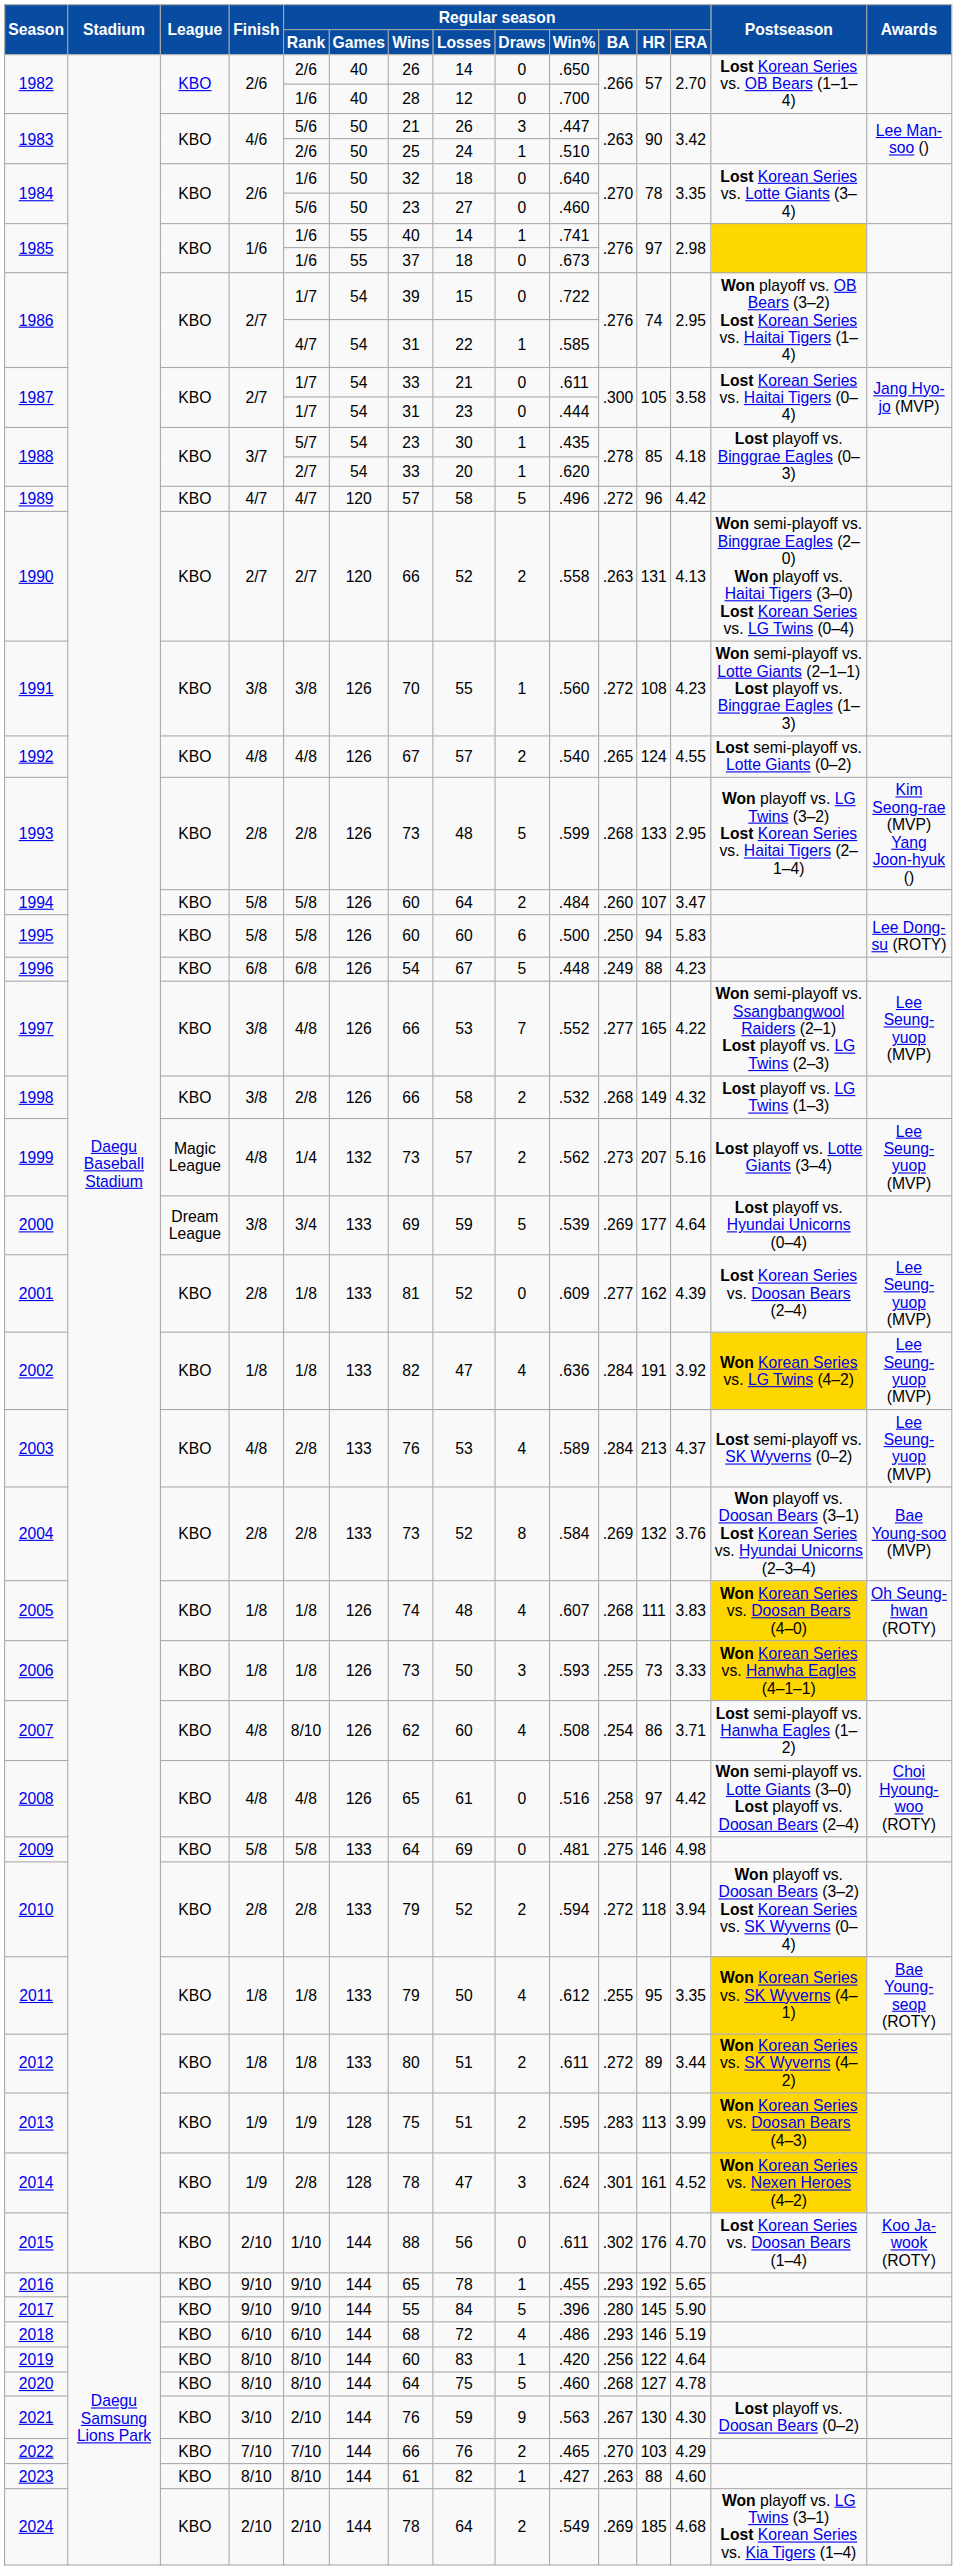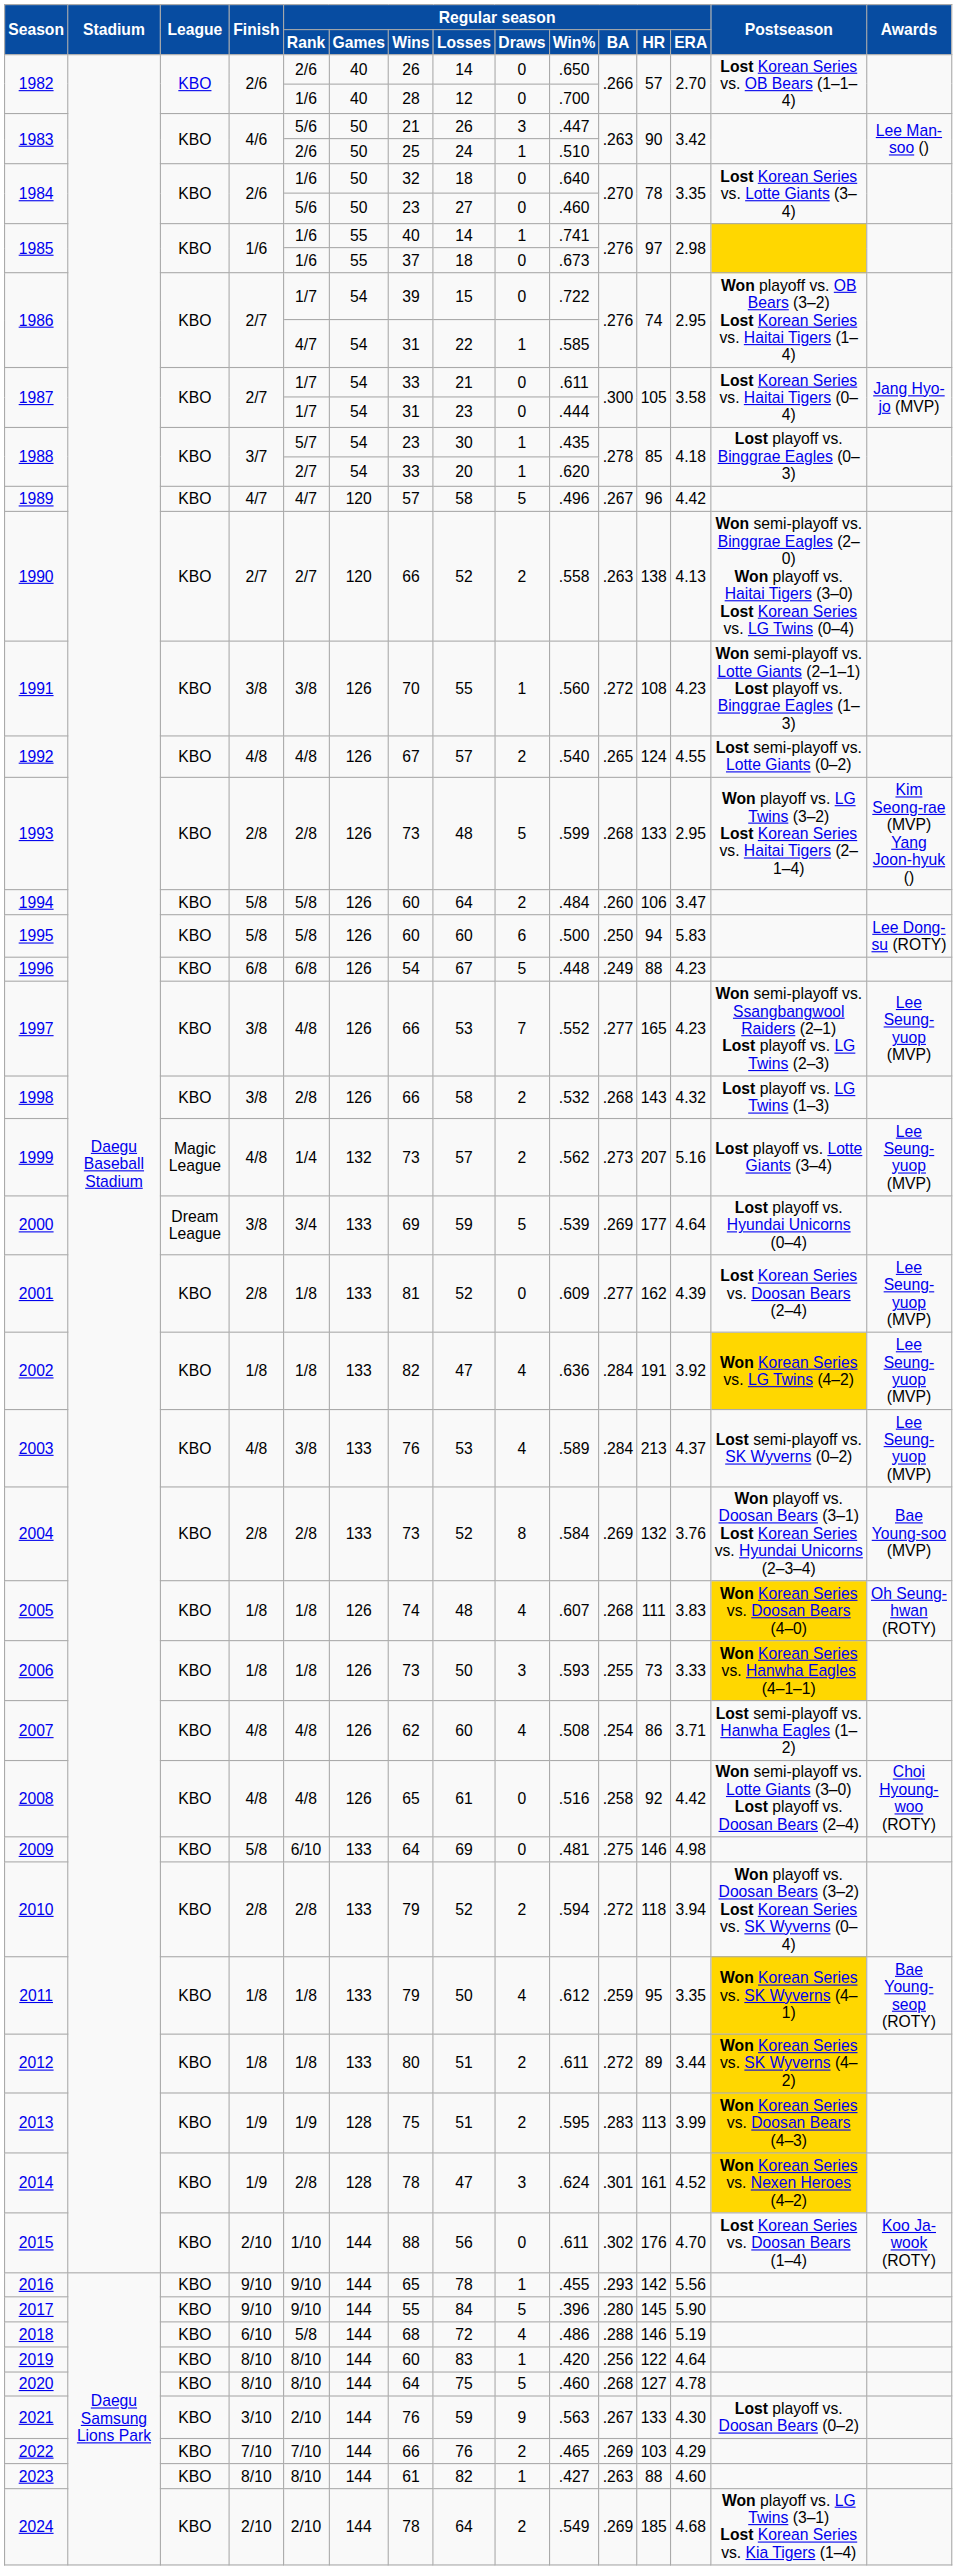(618, 499) .272 -> (618, 499) .267
(654, 577) 131 -> (654, 577) 138
(654, 902) 107 -> (654, 902) 106
(691, 1029) 4.22 -> (691, 1029) 4.23
(654, 1098) 149 -> (654, 1098) 143
(306, 1448) 2/8 -> (306, 1448) 3/8
(306, 1731) 8/10 -> (306, 1731) 4/8
(654, 1799) 97 -> (654, 1799) 92
(306, 1850) 5/8 -> (306, 1850) 6/10
(618, 1995) .255 -> (618, 1995) .259
(654, 2285) 192 -> (654, 2285) 142
(691, 2285) 5.65 -> (691, 2285) 5.56
(306, 2335) 6/10 -> (306, 2335) 5/8
(618, 2335) .293 -> (618, 2335) .288
(654, 2418) 130 -> (654, 2418) 133
(618, 2451) .270 -> (618, 2451) .269
